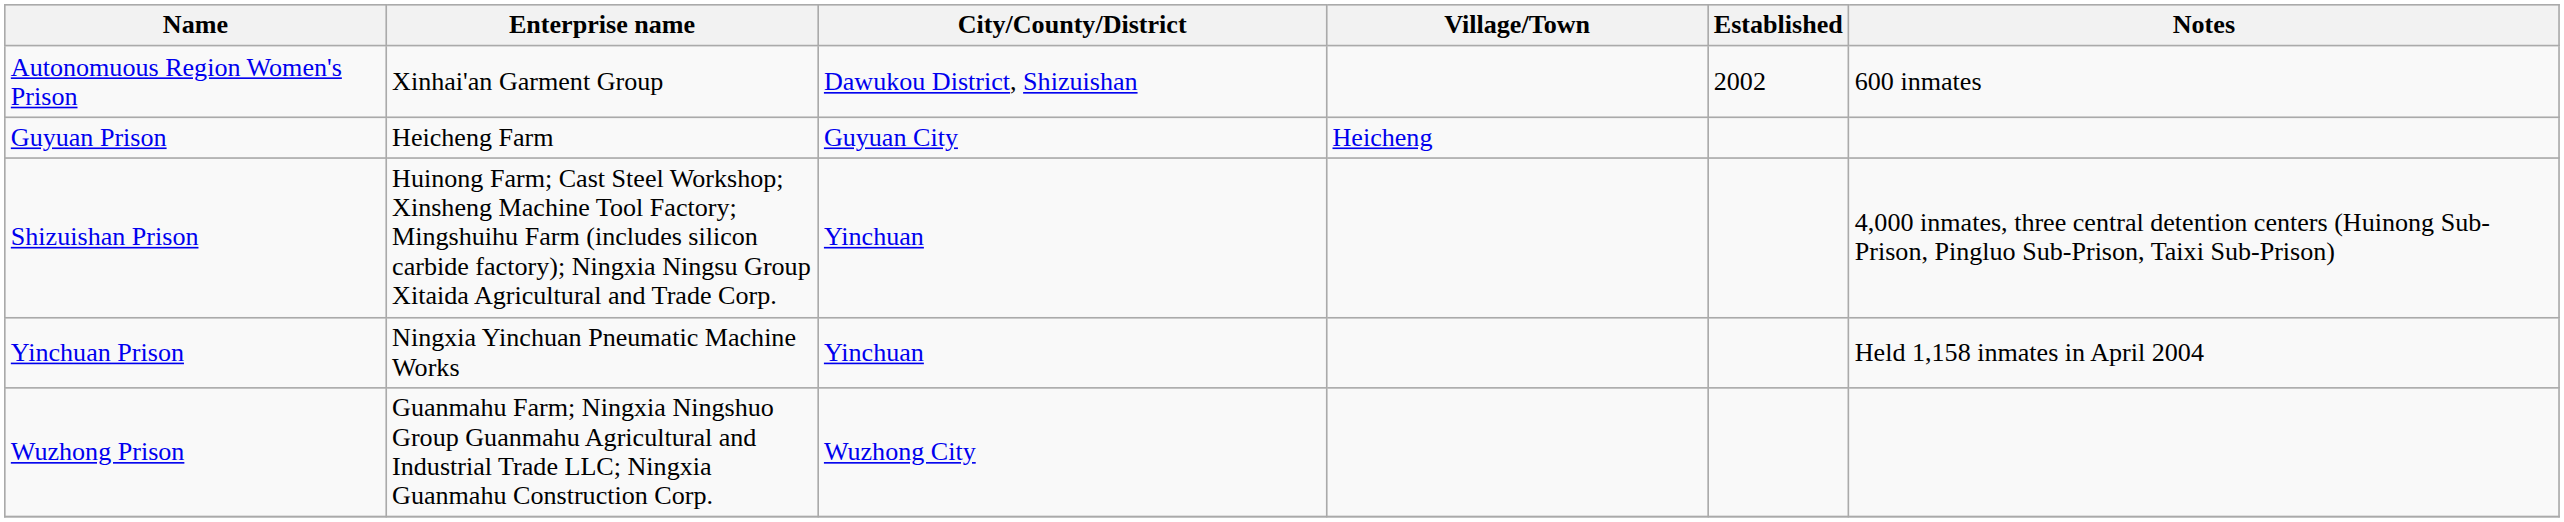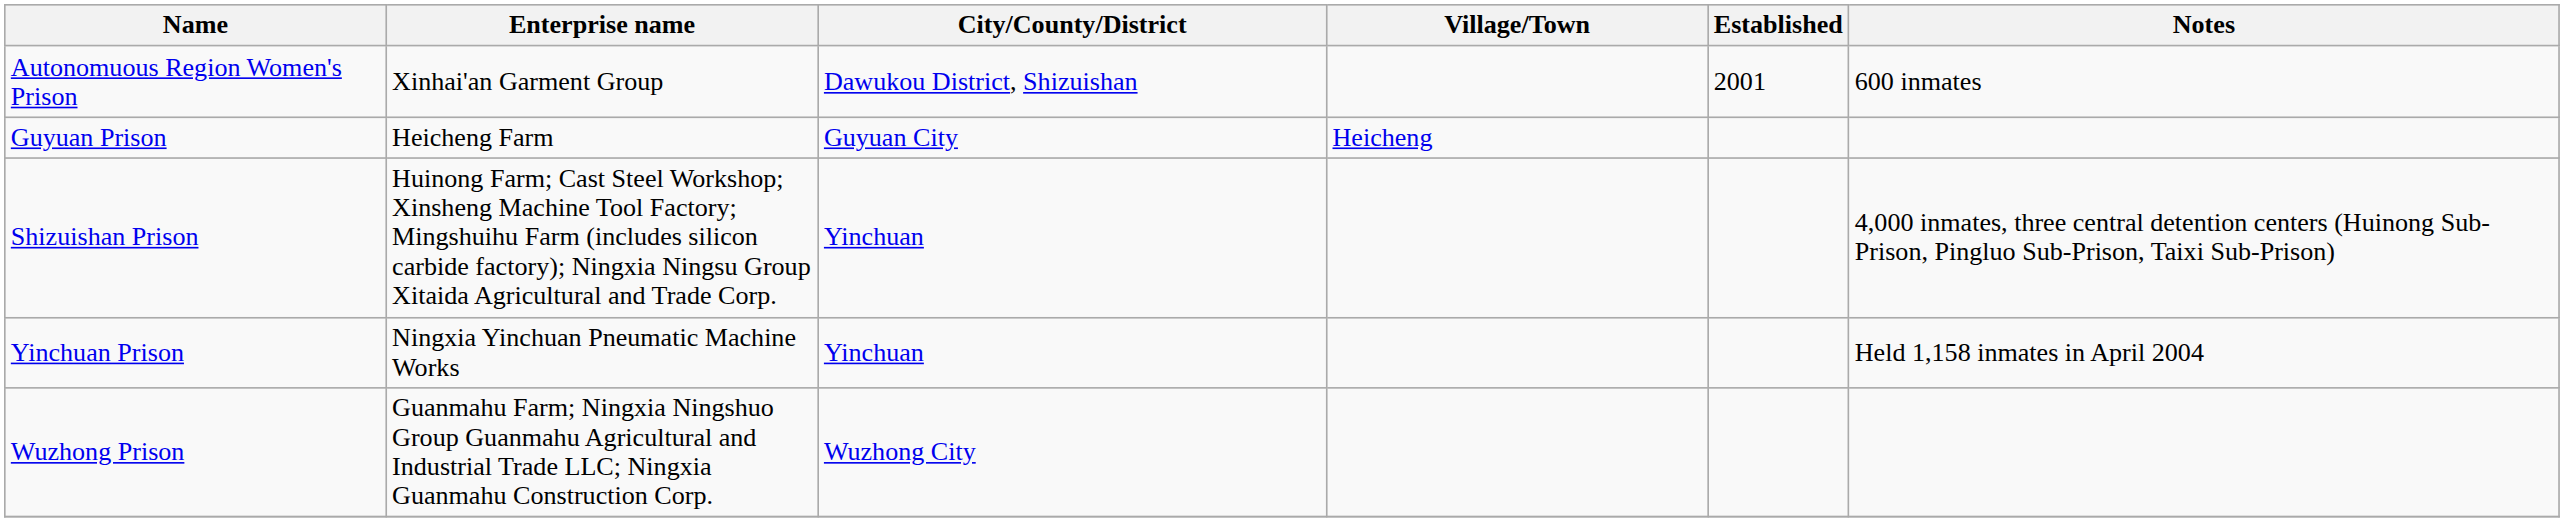(1740, 81) 2002 -> (1740, 81) 2001
